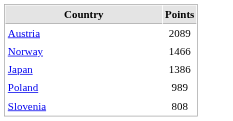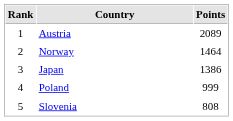+ column: (21, 14)
(180, 51) 1466 -> (211, 51) 1464
(180, 88) 989 -> (211, 88) 999
